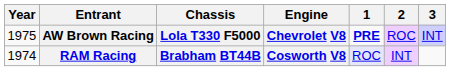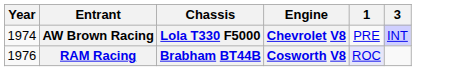- column: (401, 15)
(22, 36) 1975 -> (22, 36) 1974
(367, 36) bold -> (367, 36) normal
(22, 56) 1974 -> (22, 56) 1976
